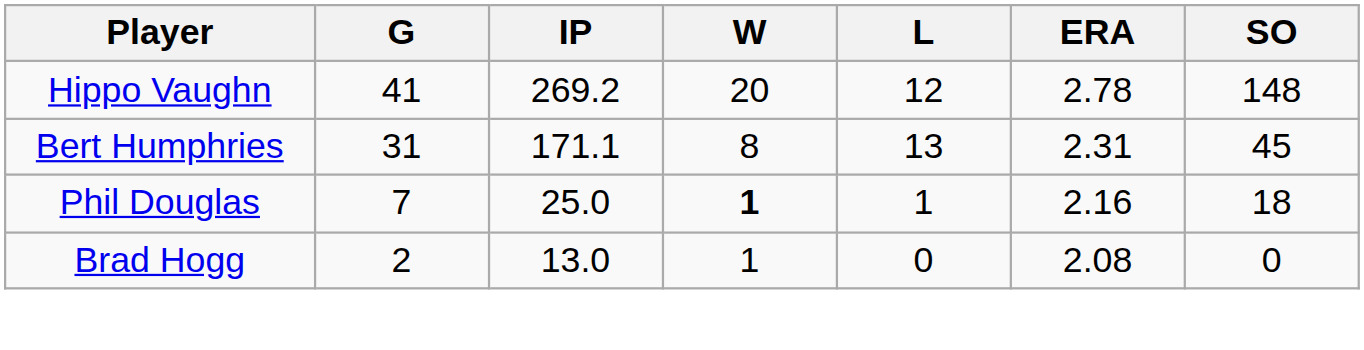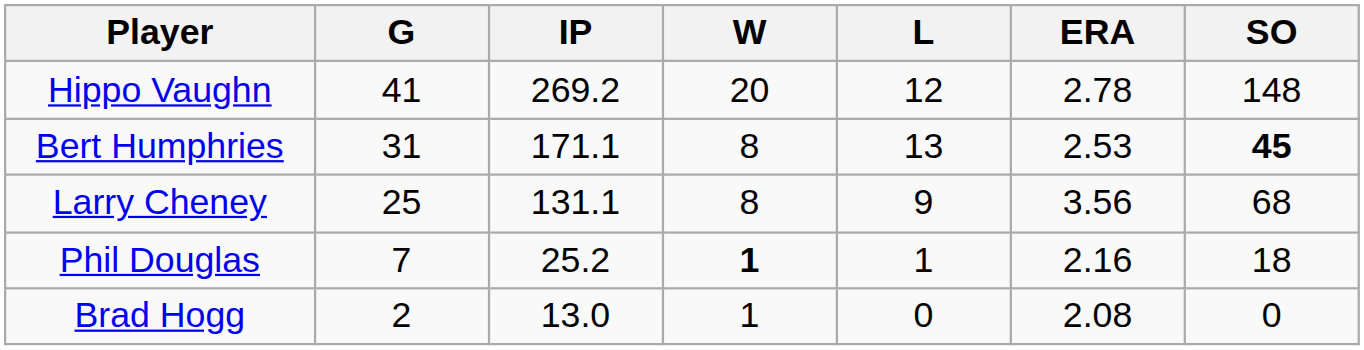(1098, 145) 2.31 -> (1098, 145) 2.53
(1272, 145) normal -> (1272, 145) bold
+ row: (160, 202)
(575, 202) 25.0 -> (575, 259) 25.2
